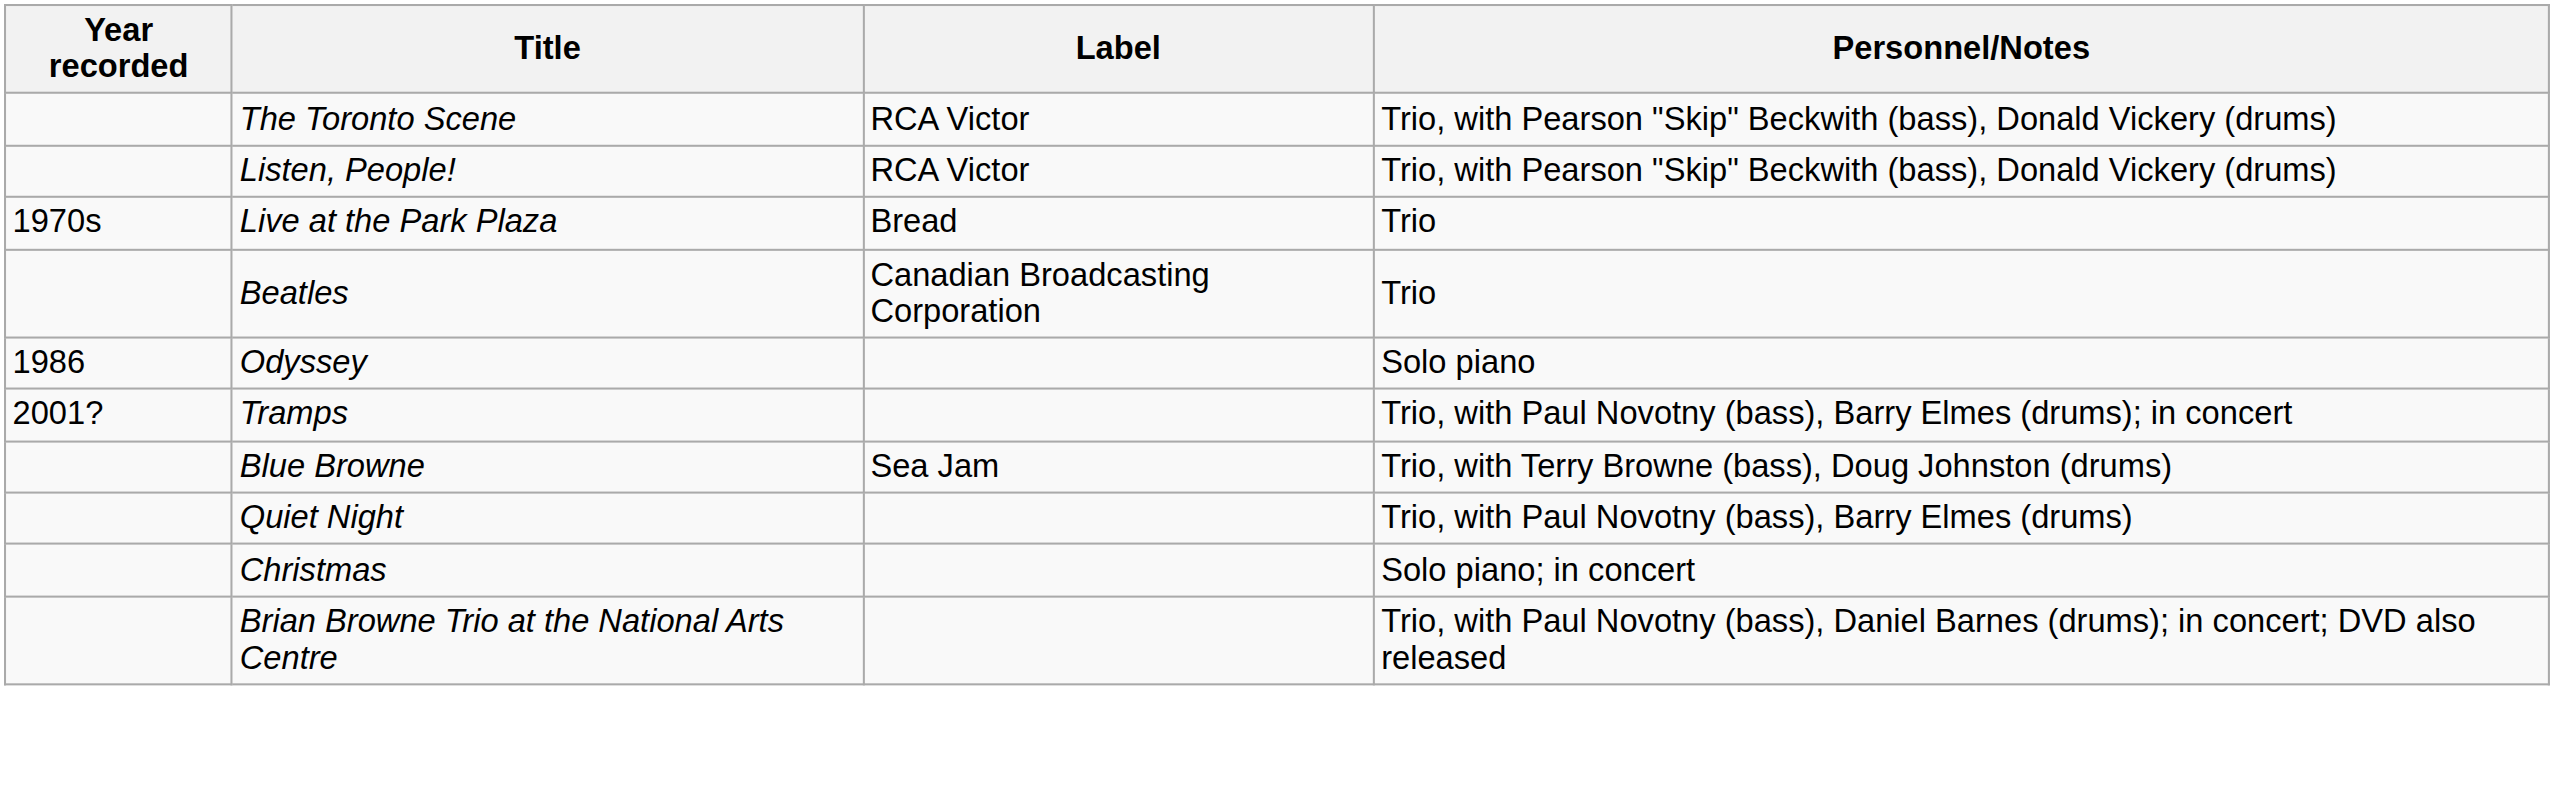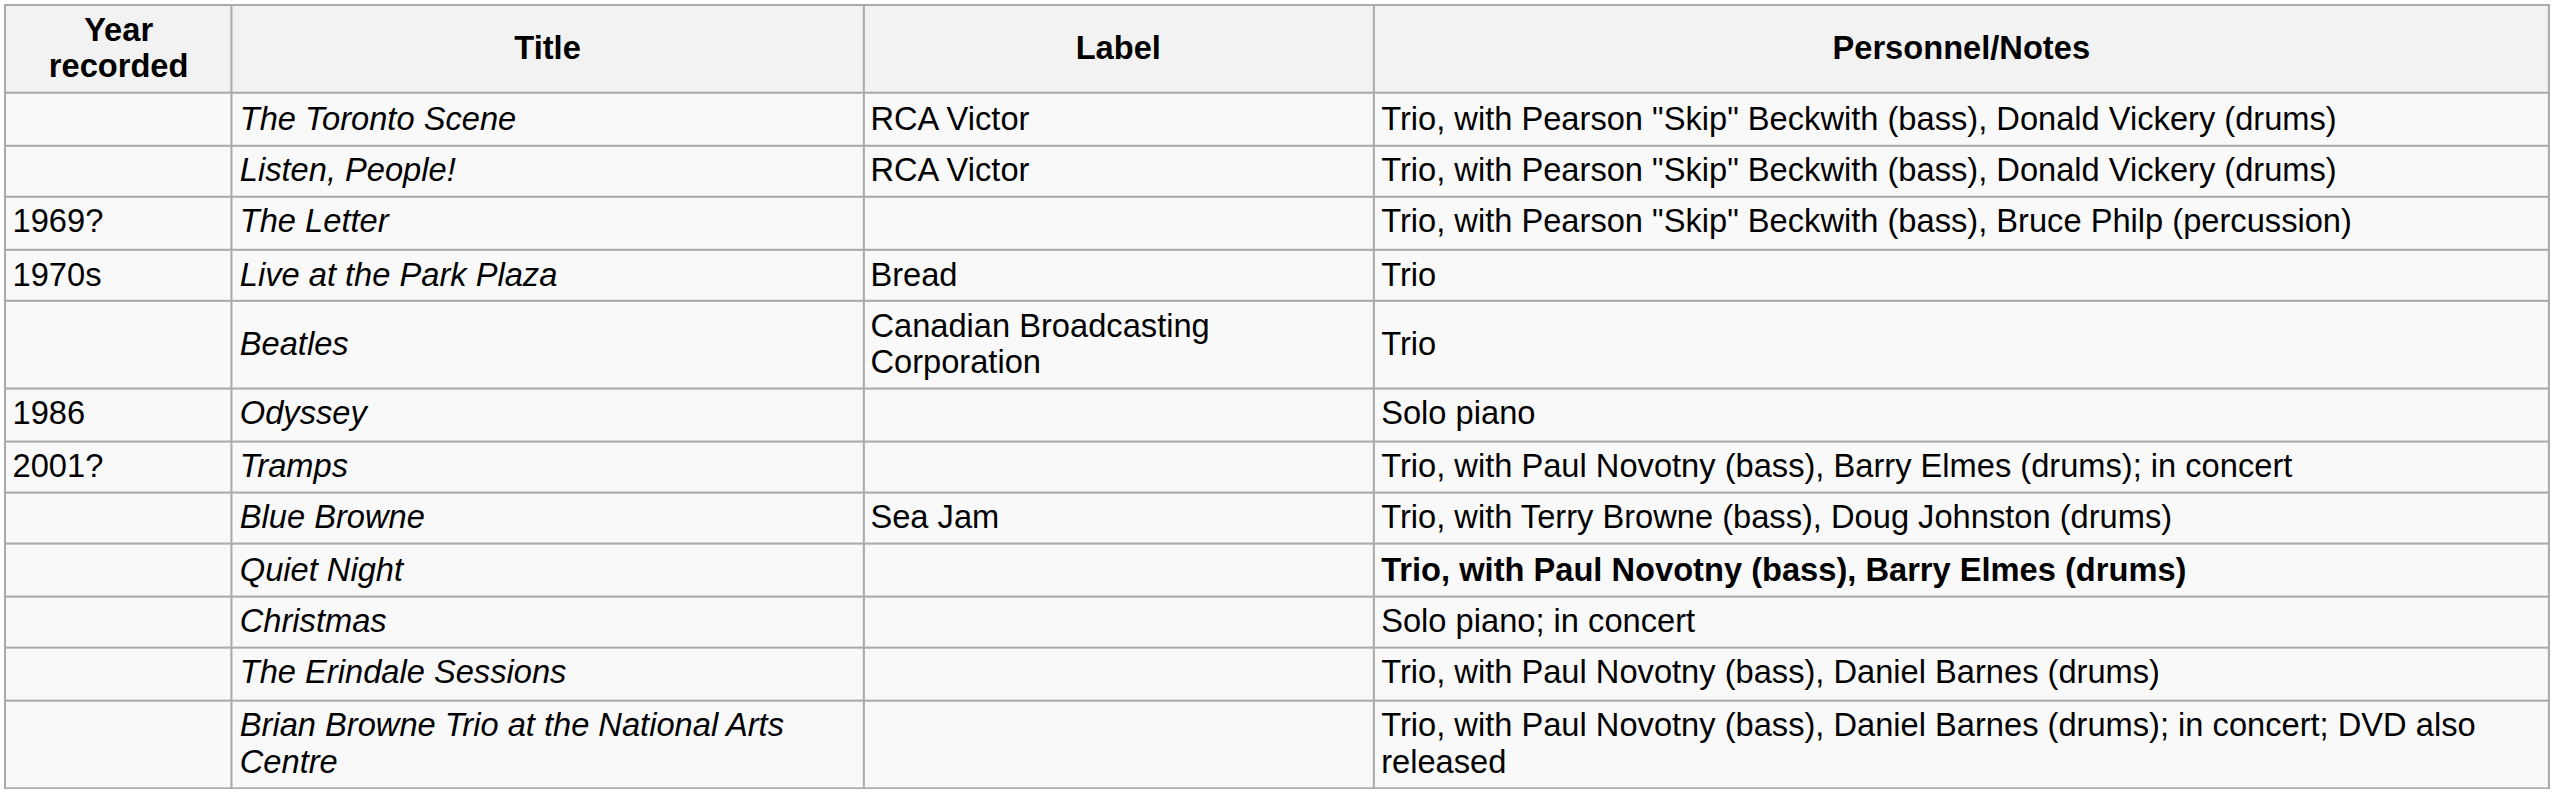+ row: (314, 222)
(1757, 517) normal -> (1784, 569) bold
+ row: (403, 673)
